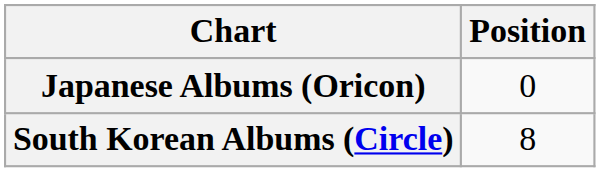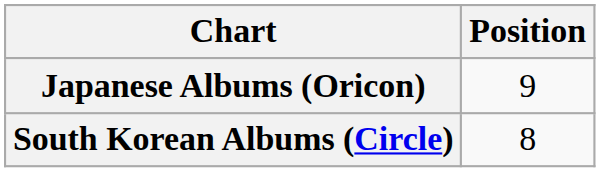(528, 85) 0 -> (528, 85) 9
